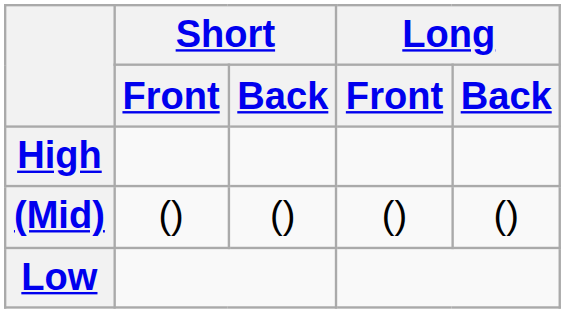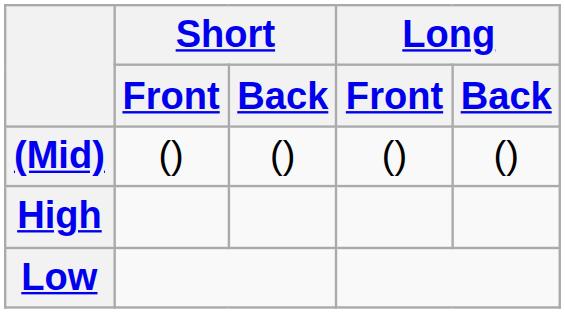rows swapped: (59, 155) <-> (59, 215)
